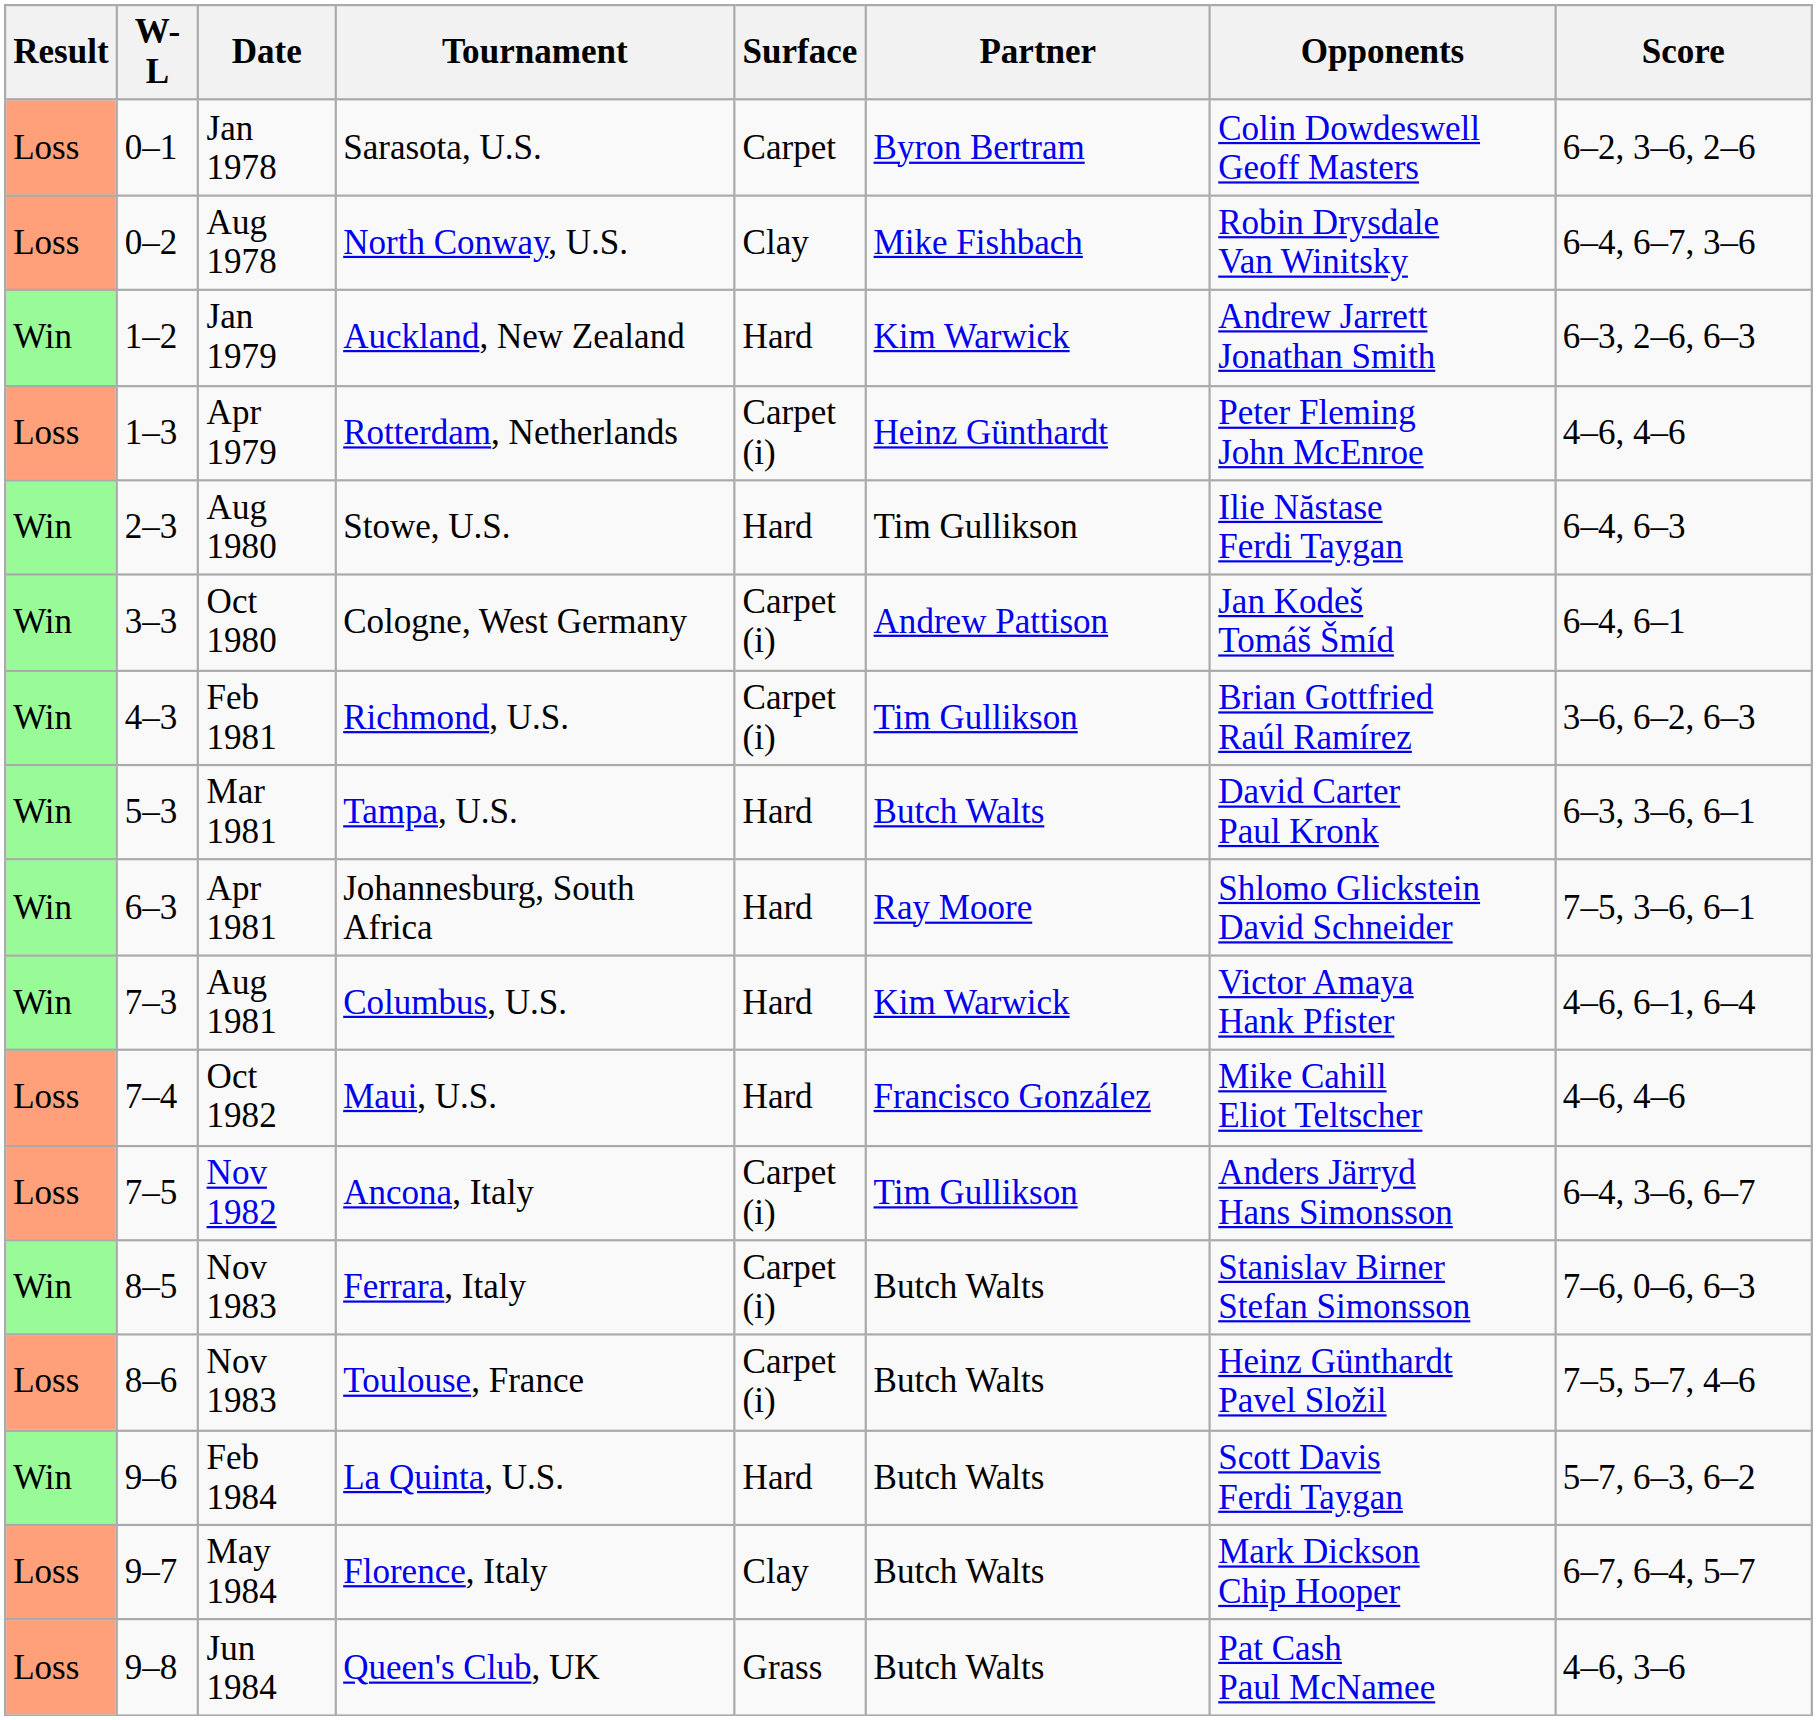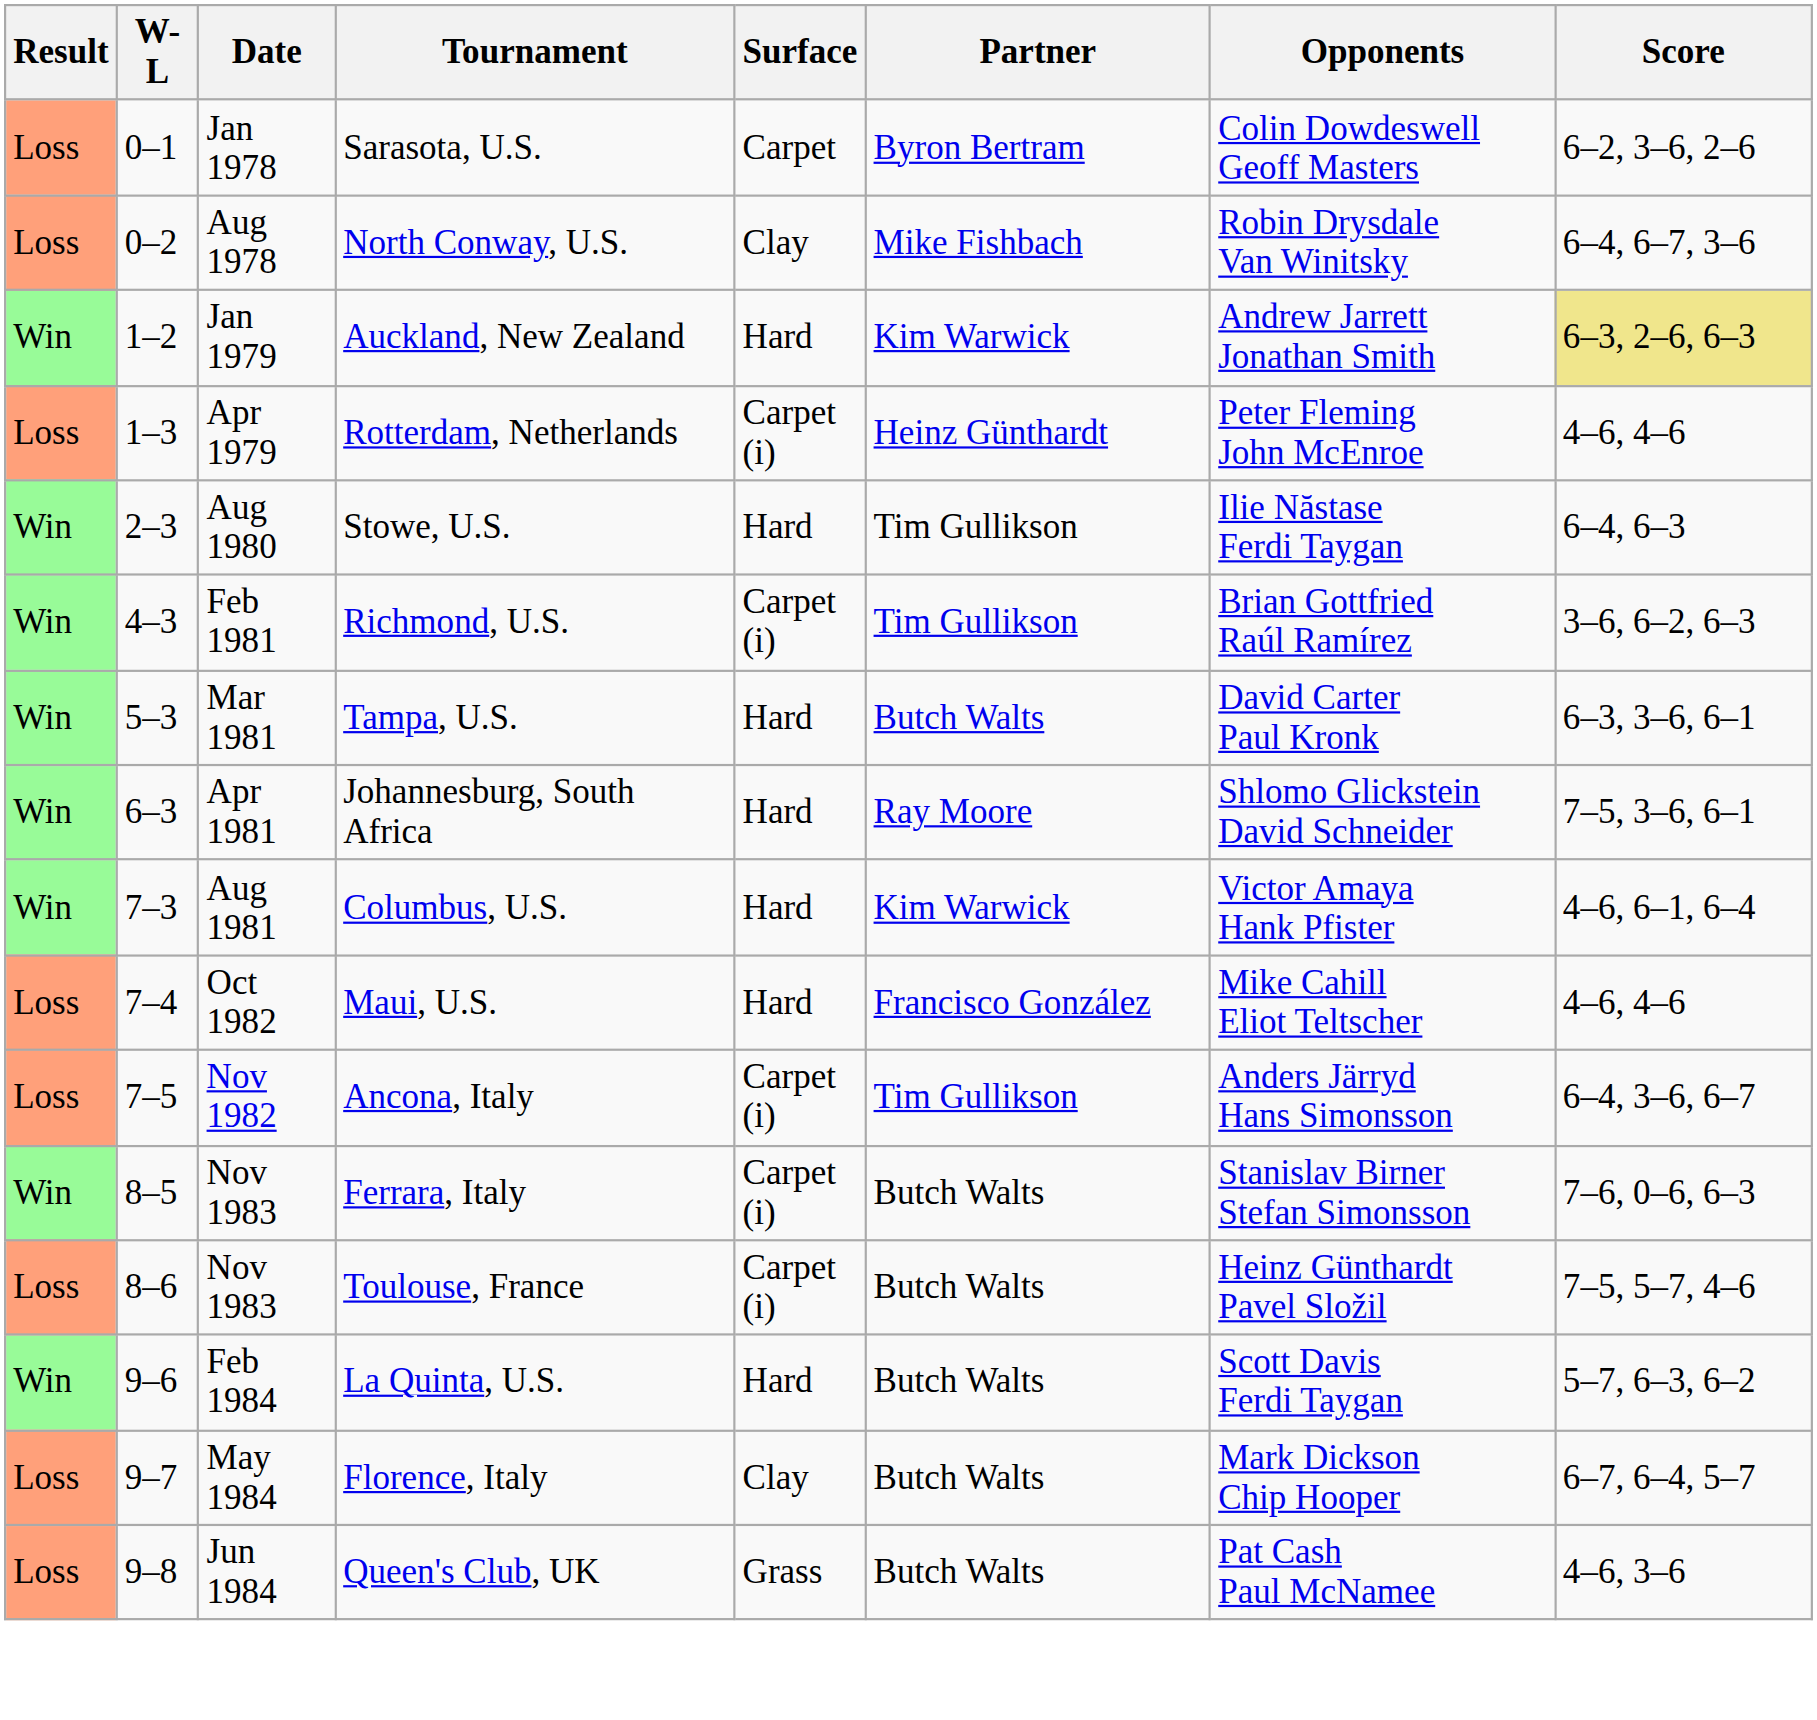(1659, 336) no background -> (1659, 336) khaki background
- row: (515, 621)
